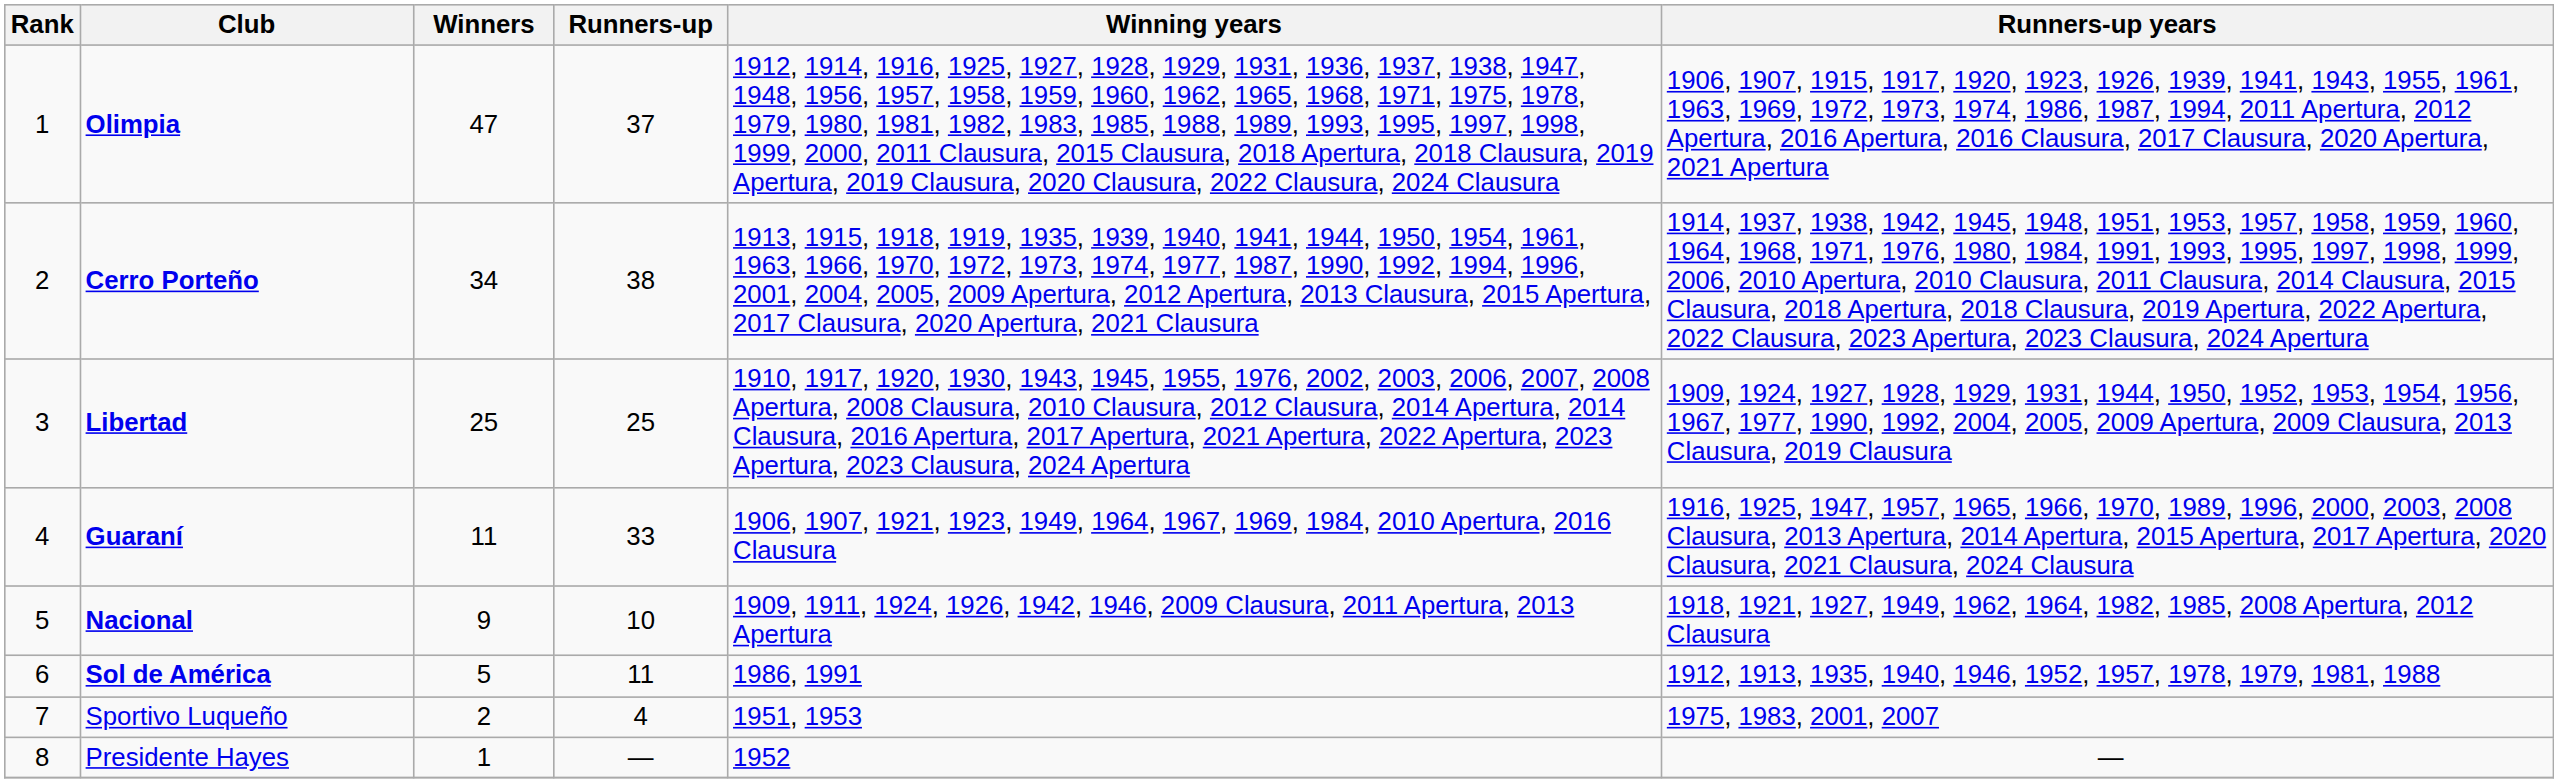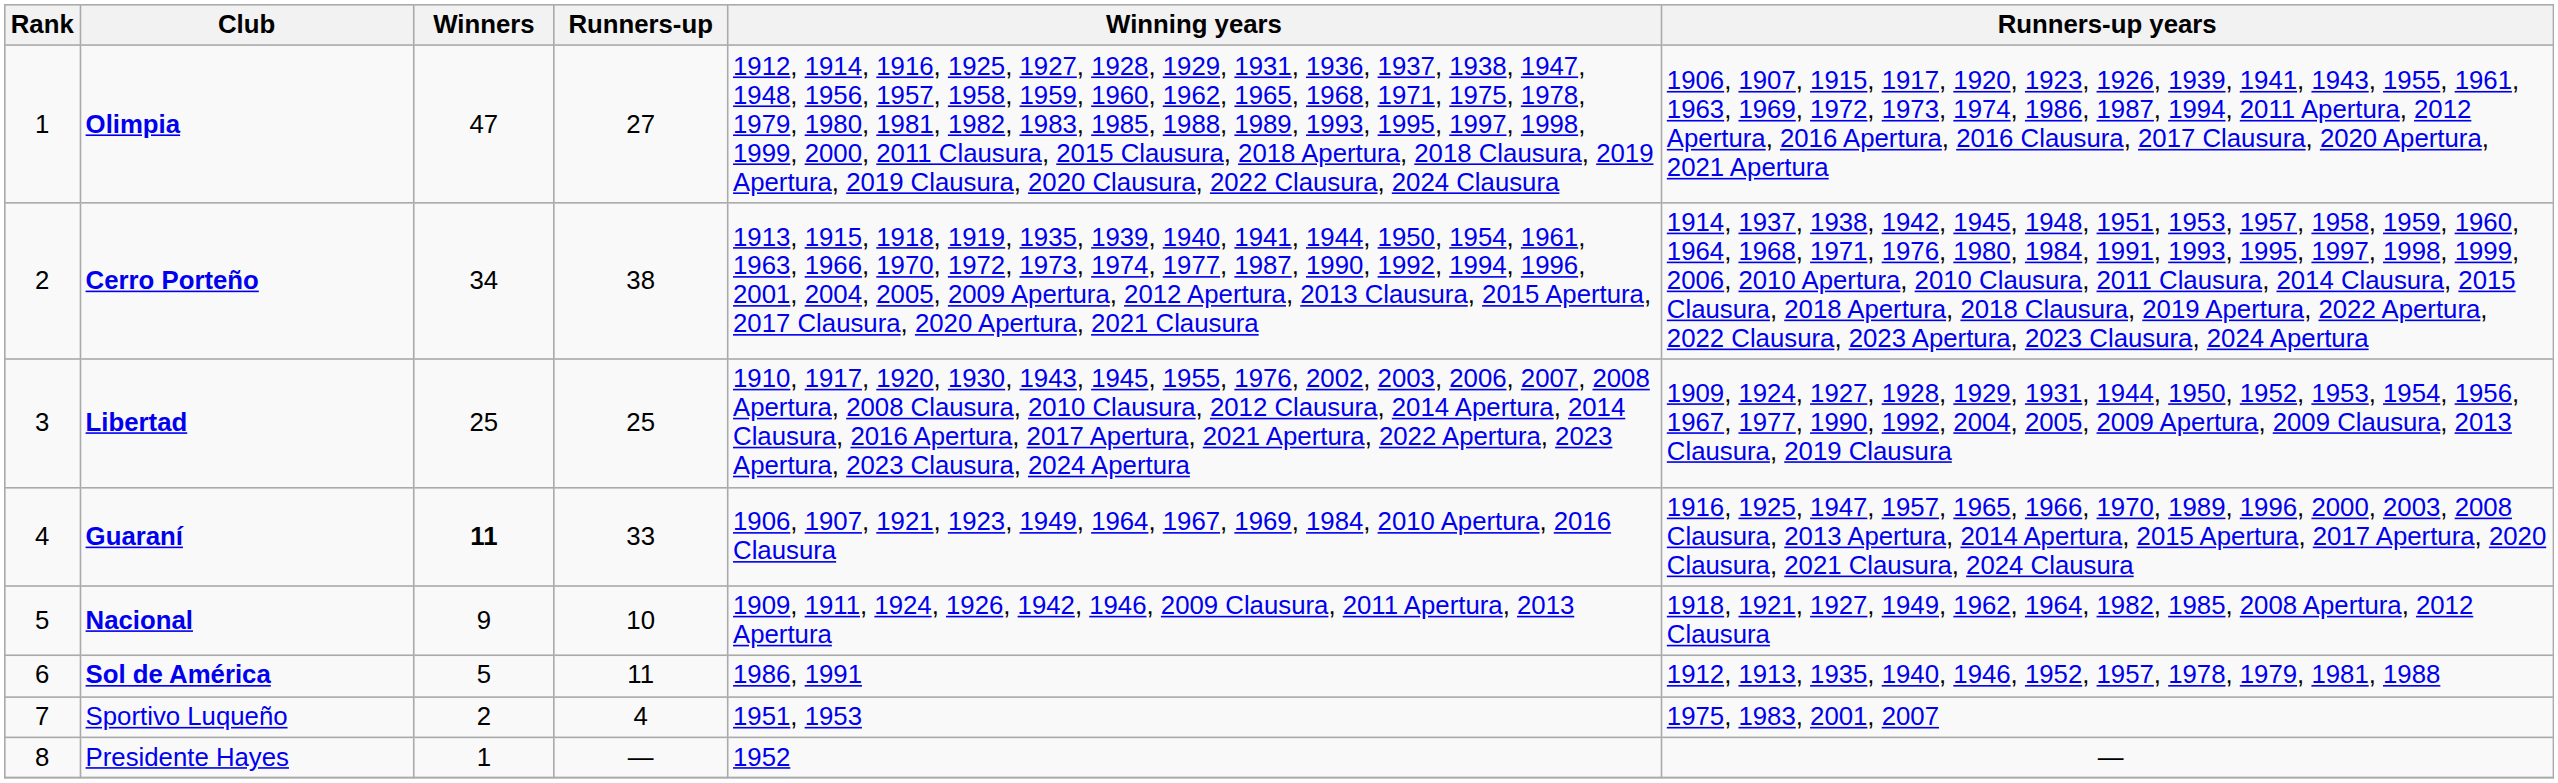(641, 123) 37 -> (641, 123) 27
(484, 536) normal -> (484, 536) bold
